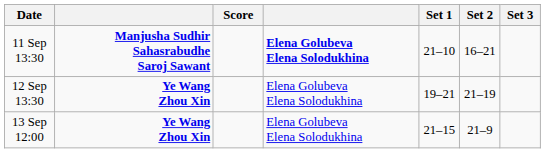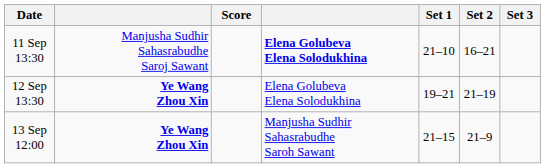(163, 51) bold -> (165, 51) normal
(314, 130) Elena Golubeva Elena Solodukhina -> (308, 137) Manjusha Sudhir Sahasrabudhe Saroh Sawant
